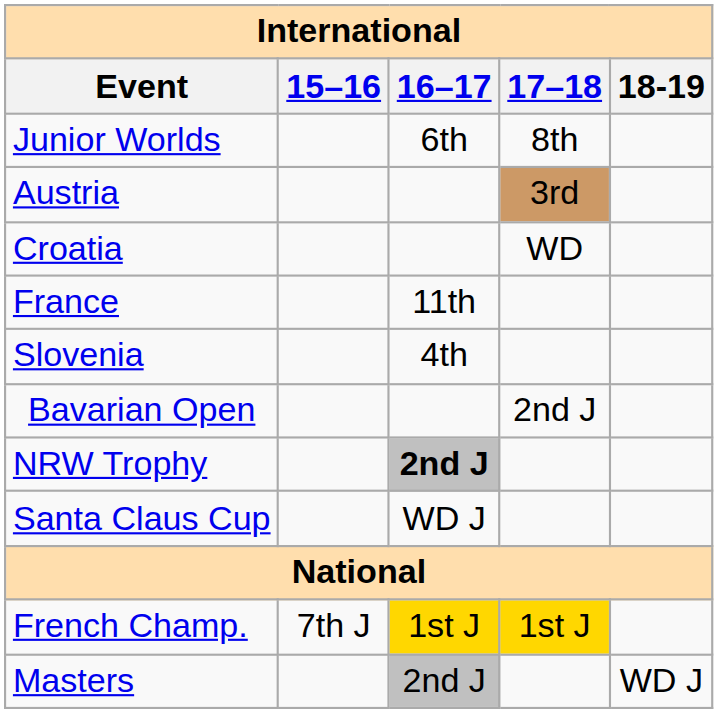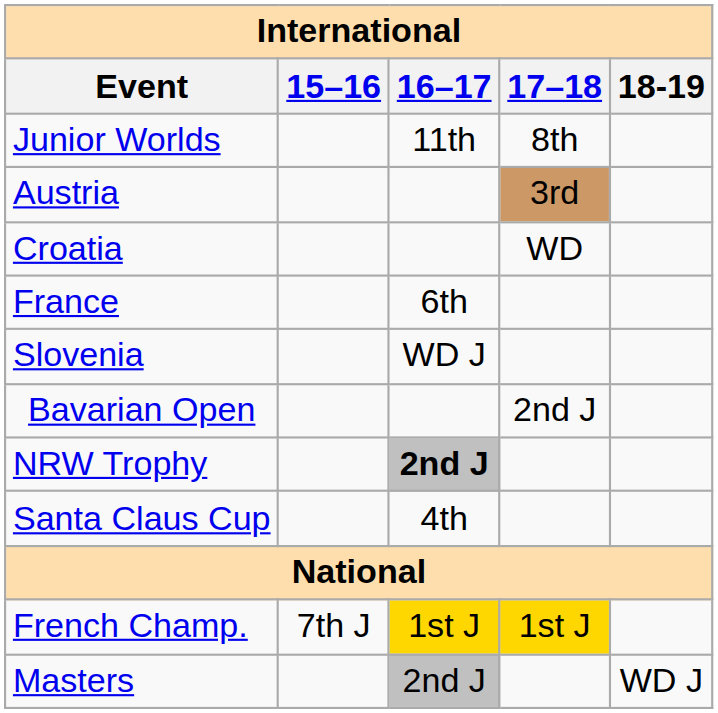(444, 139) 6th -> (444, 139) 11th
(444, 301) 11th -> (444, 301) 6th
(444, 355) 4th -> (444, 355) WD J
(444, 517) WD J -> (444, 517) 4th
